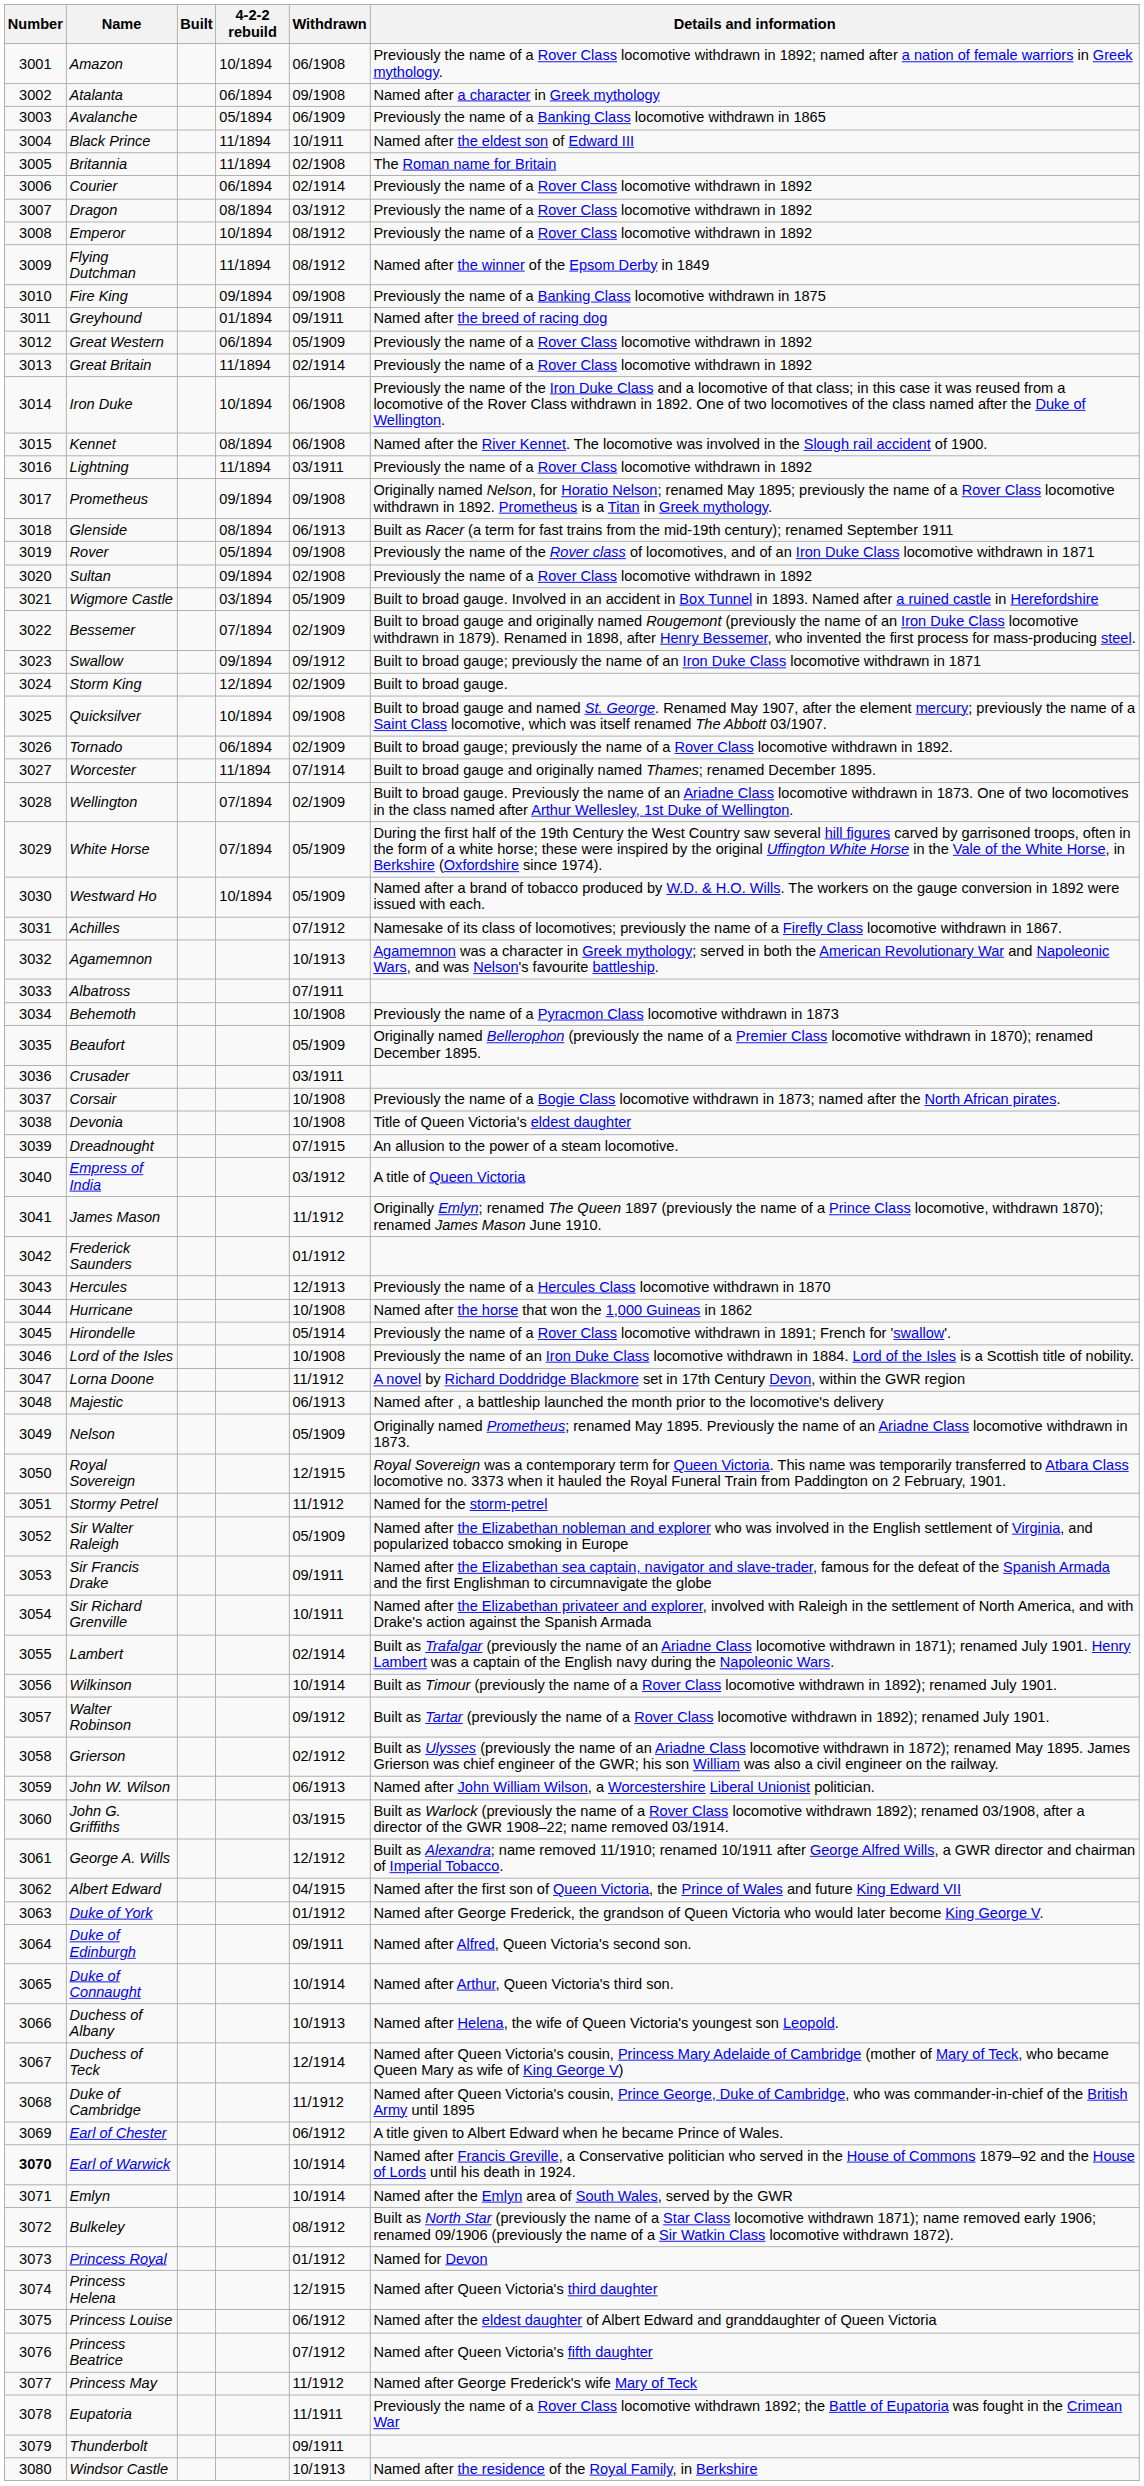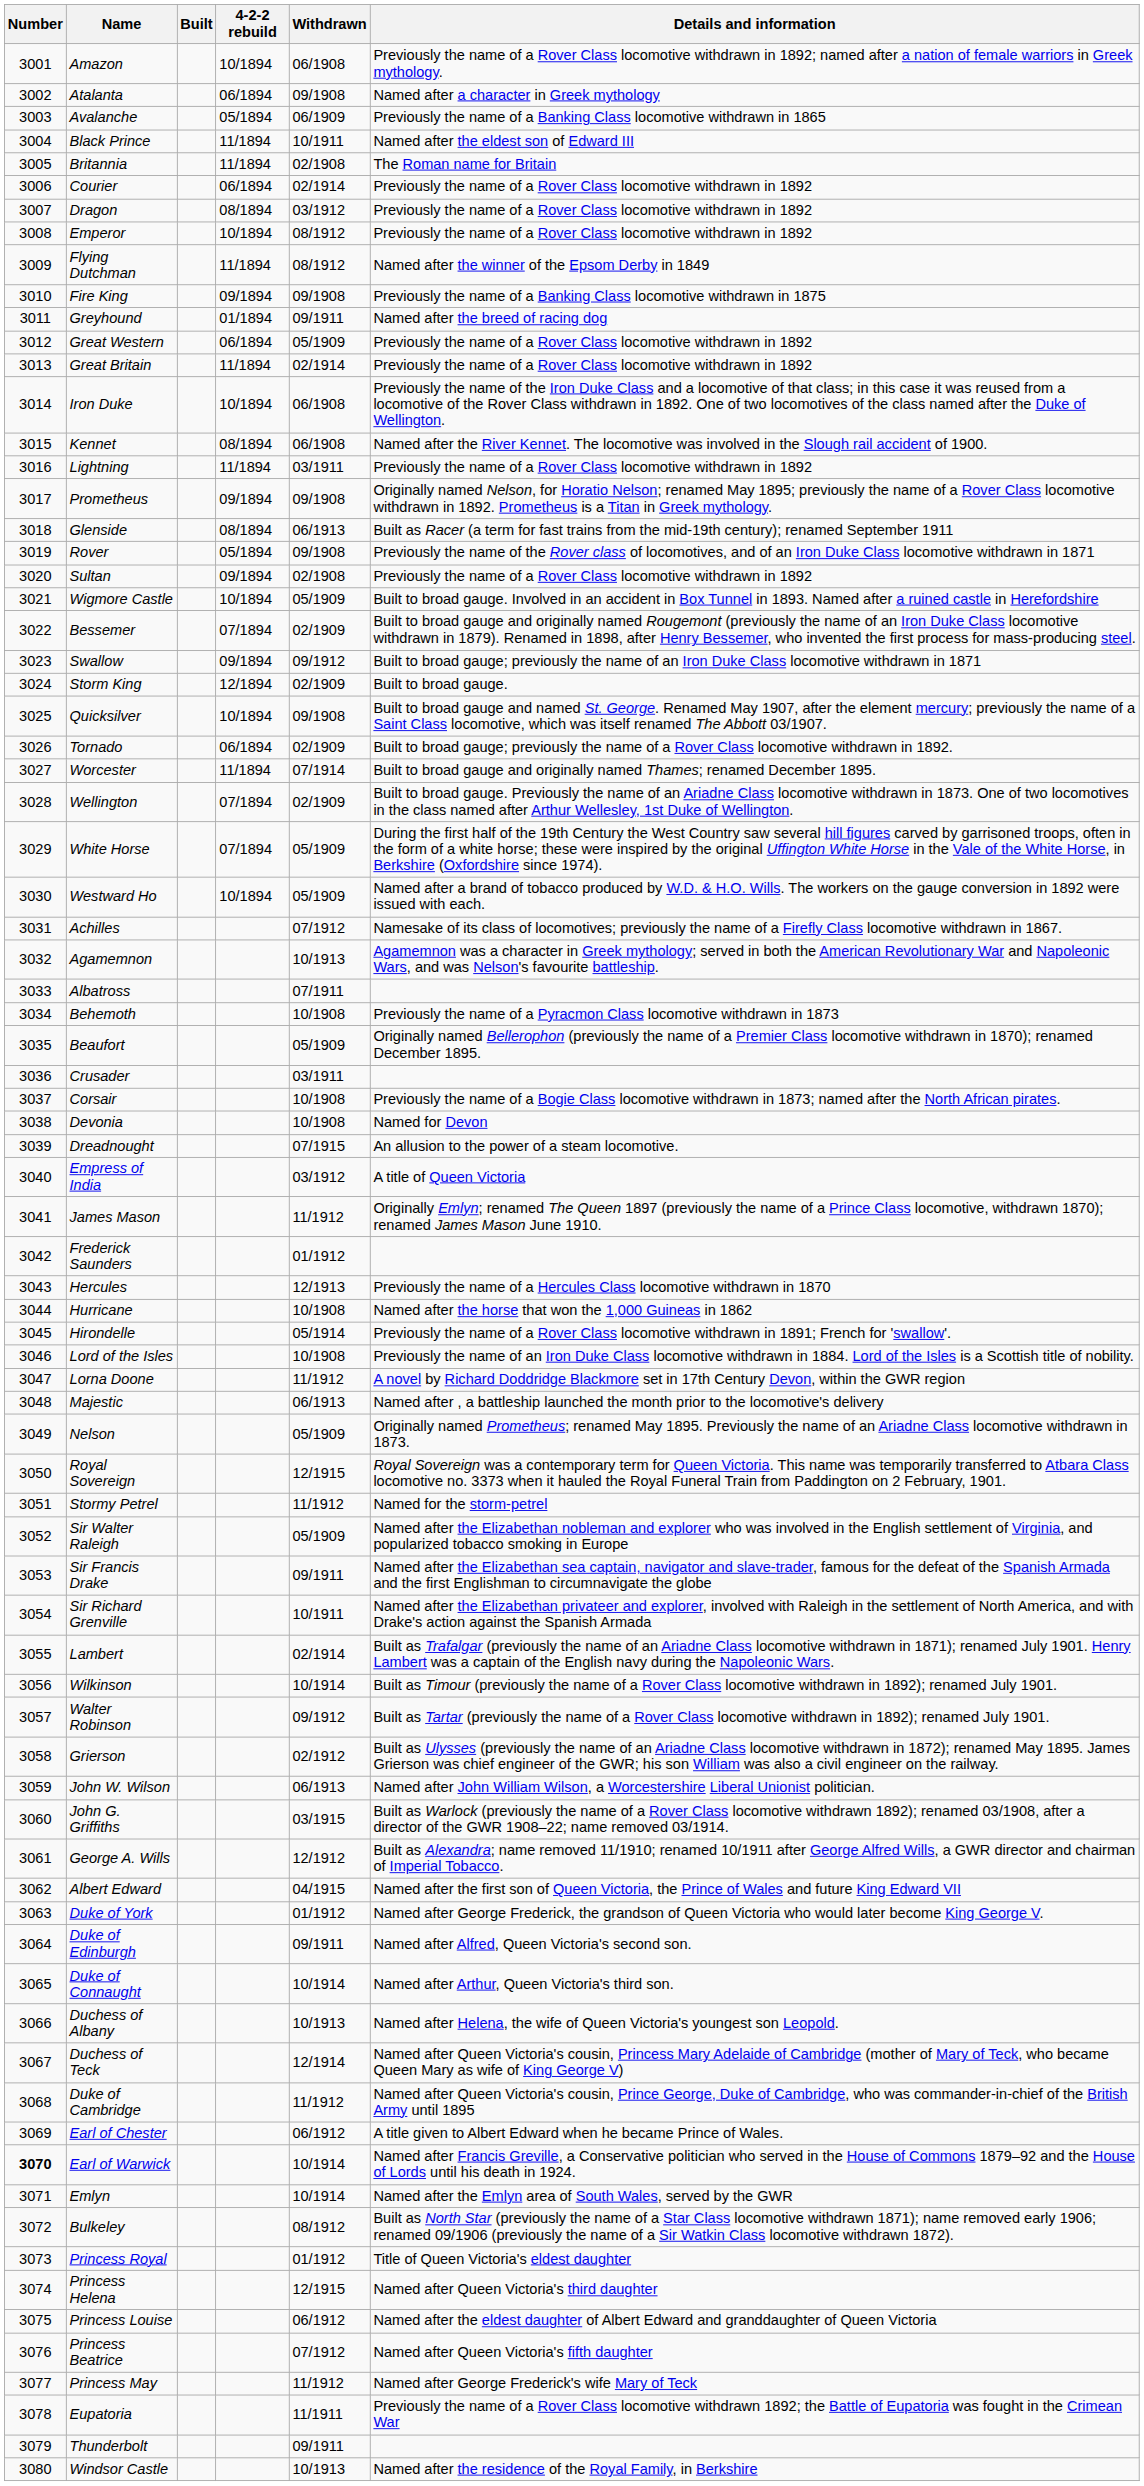(246, 599) 03/1894 -> (246, 599) 10/1894
(502, 1122) Title of Queen Victoria's eldest daughter -> (430, 1122) Named for Devon
(430, 2258) Named for Devon -> (502, 2258) Title of Queen Victoria's eldest daughter
